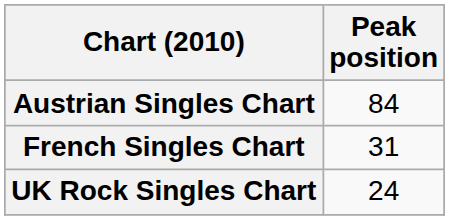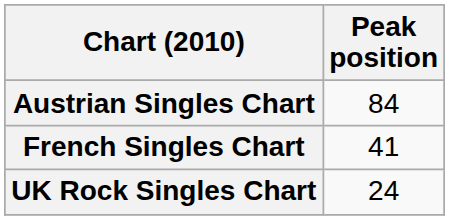(384, 147) 31 -> (384, 147) 41
